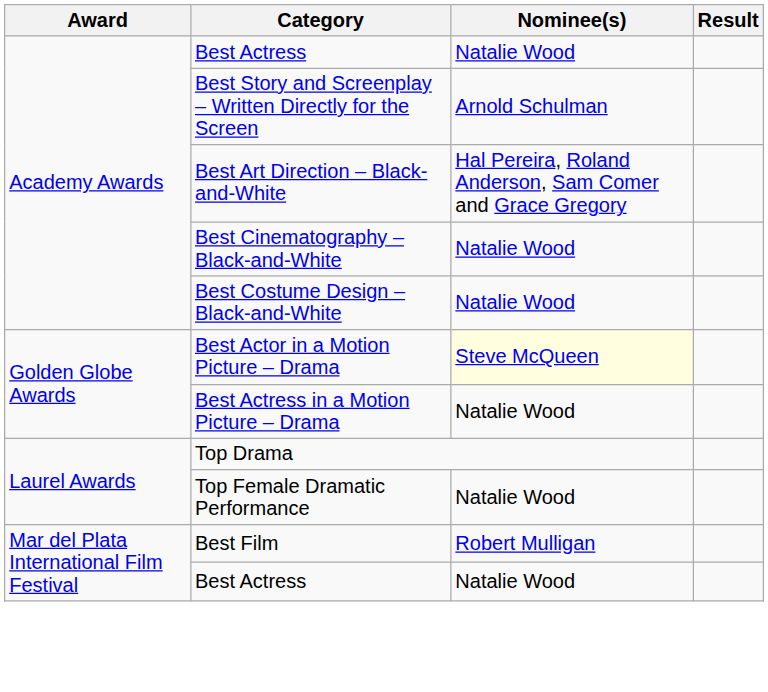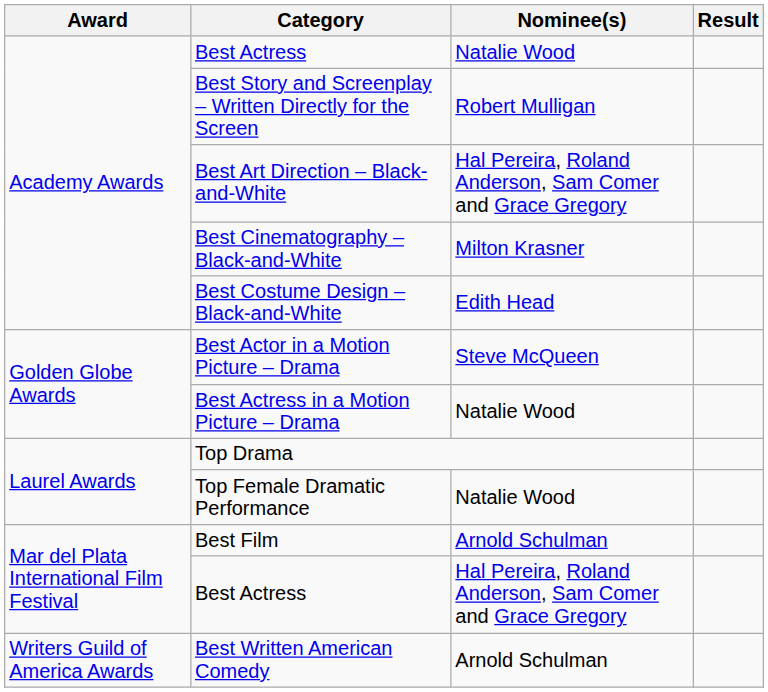(532, 106) Arnold Schulman -> (525, 106) Robert Mulligan
(515, 248) Natalie Wood -> (520, 248) Milton Krasner
(515, 302) Natalie Wood -> (505, 302) Edith Head
(527, 356) lightyellow background -> (527, 356) no background
(525, 543) Robert Mulligan -> (532, 540) Arnold Schulman
(515, 581) Natalie Wood -> (557, 594) Hal Pereira, Roland Anderson, Sam Comer and Grace Gregory
+ row: (81, 659)
